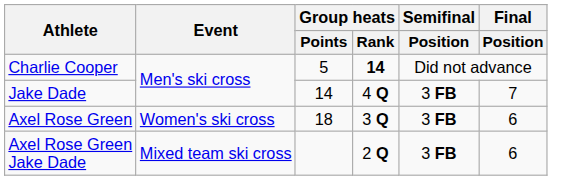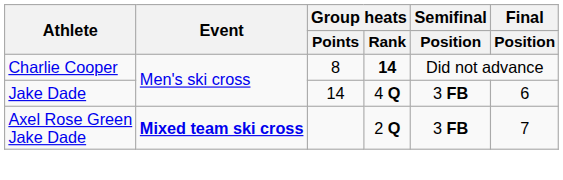(324, 68) 5 -> (336, 68) 8
(513, 93) 7 -> (525, 93) 6
- row: (70, 119)
(216, 154) normal -> (222, 128) bold
(513, 154) 6 -> (525, 128) 7
